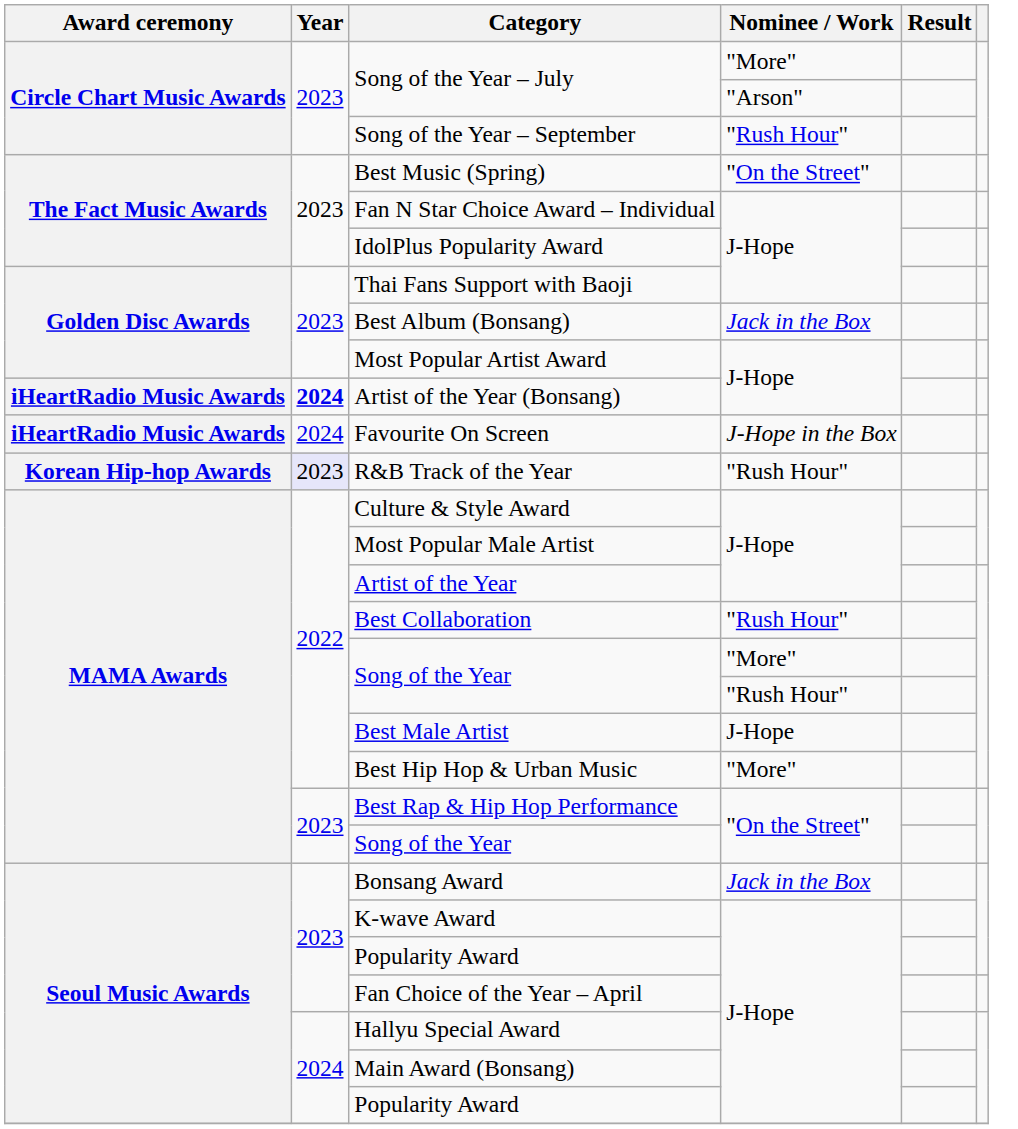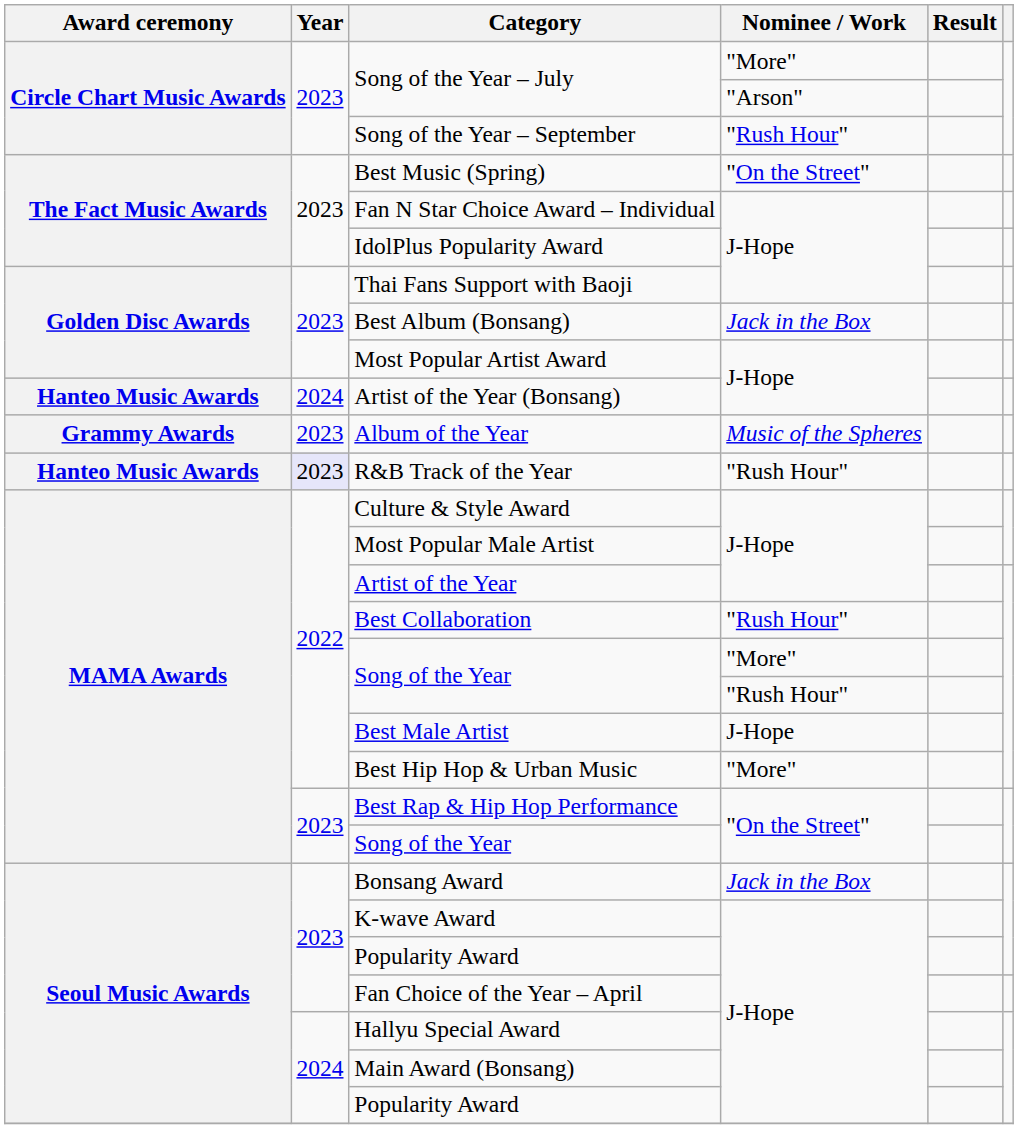(148, 396) iHeartRadio Music Awards -> (148, 396) Hanteo Music Awards
(320, 396) bold -> (320, 396) normal
- row: (452, 433)
+ row: (441, 433)
(148, 470) Korean Hip-hop Awards -> (148, 470) Hanteo Music Awards
